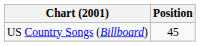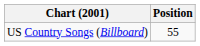(173, 31) 45 -> (173, 31) 55
